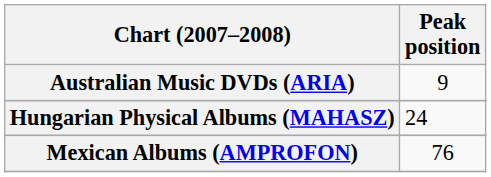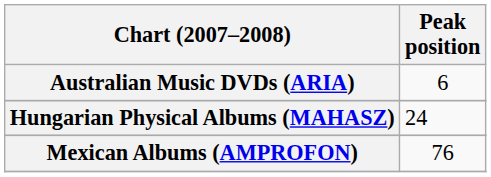(443, 82) 9 -> (443, 82) 6
